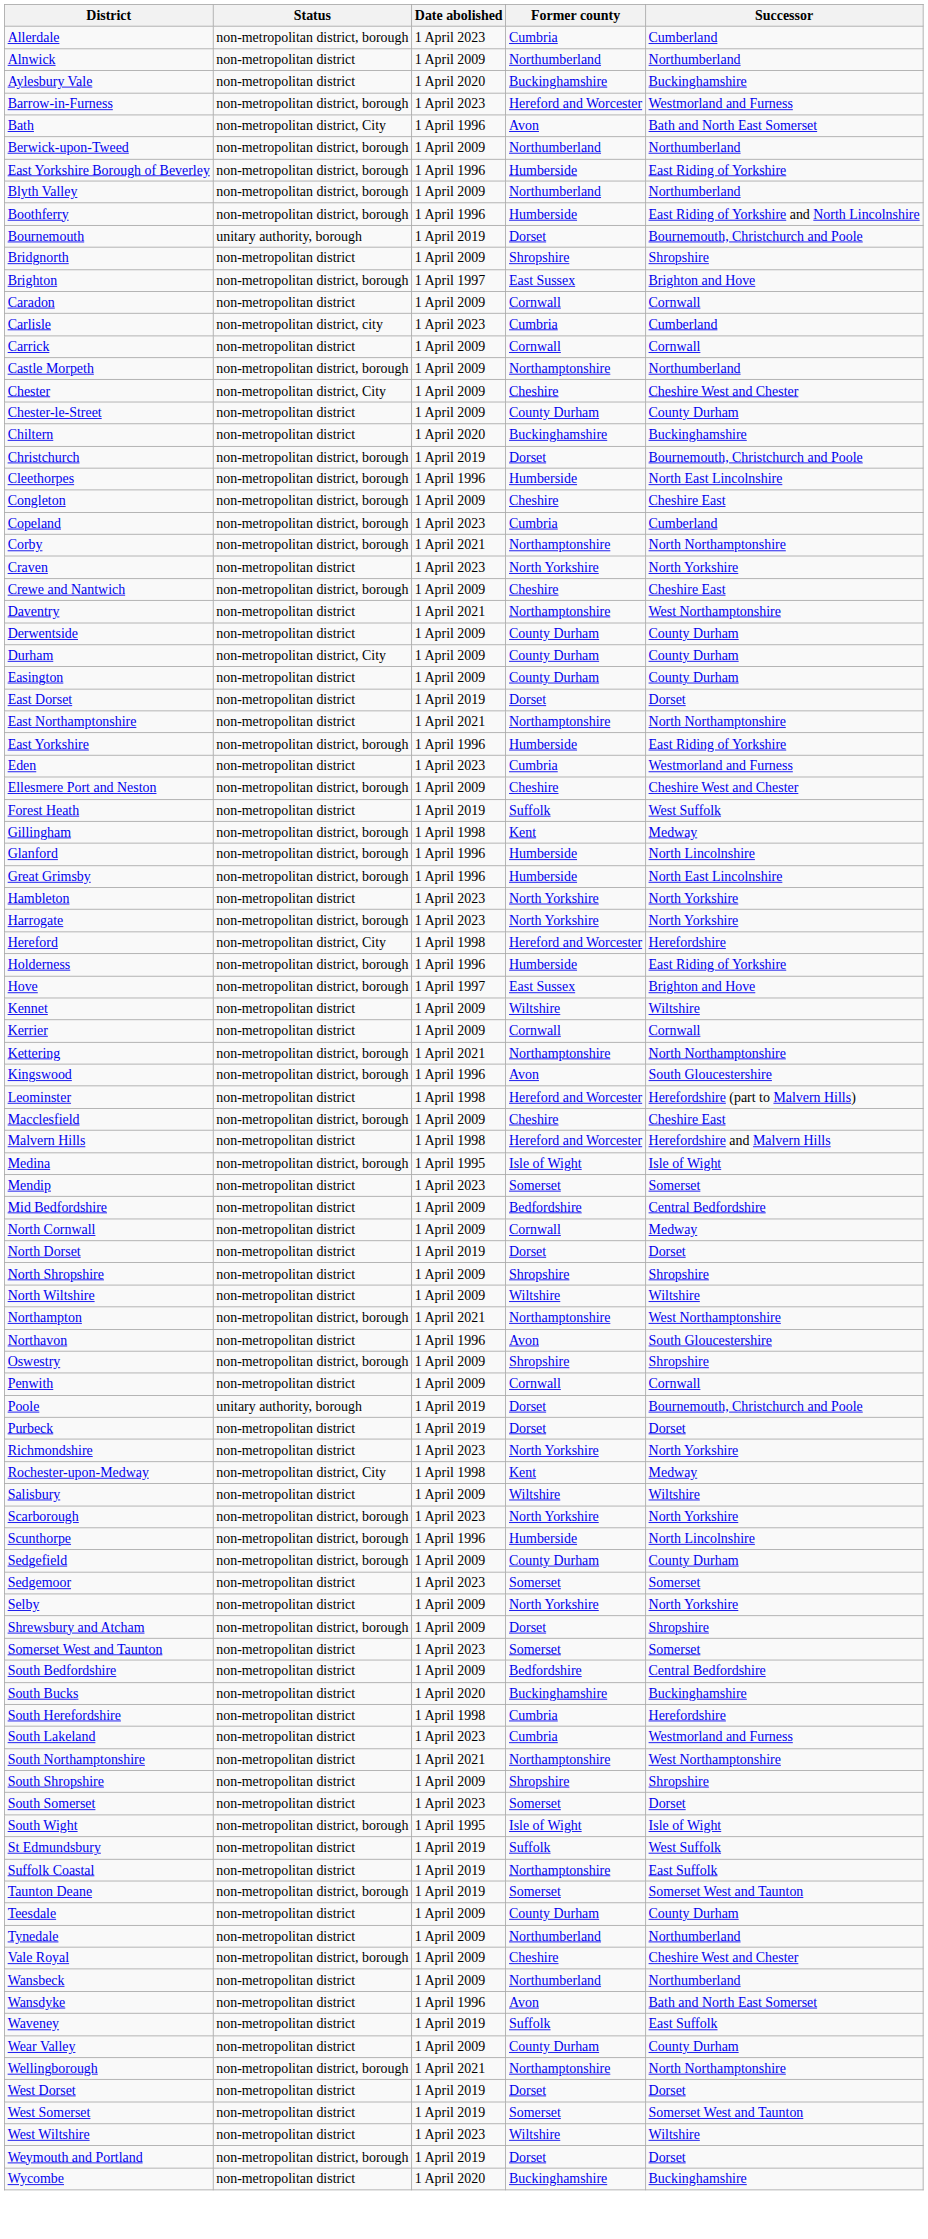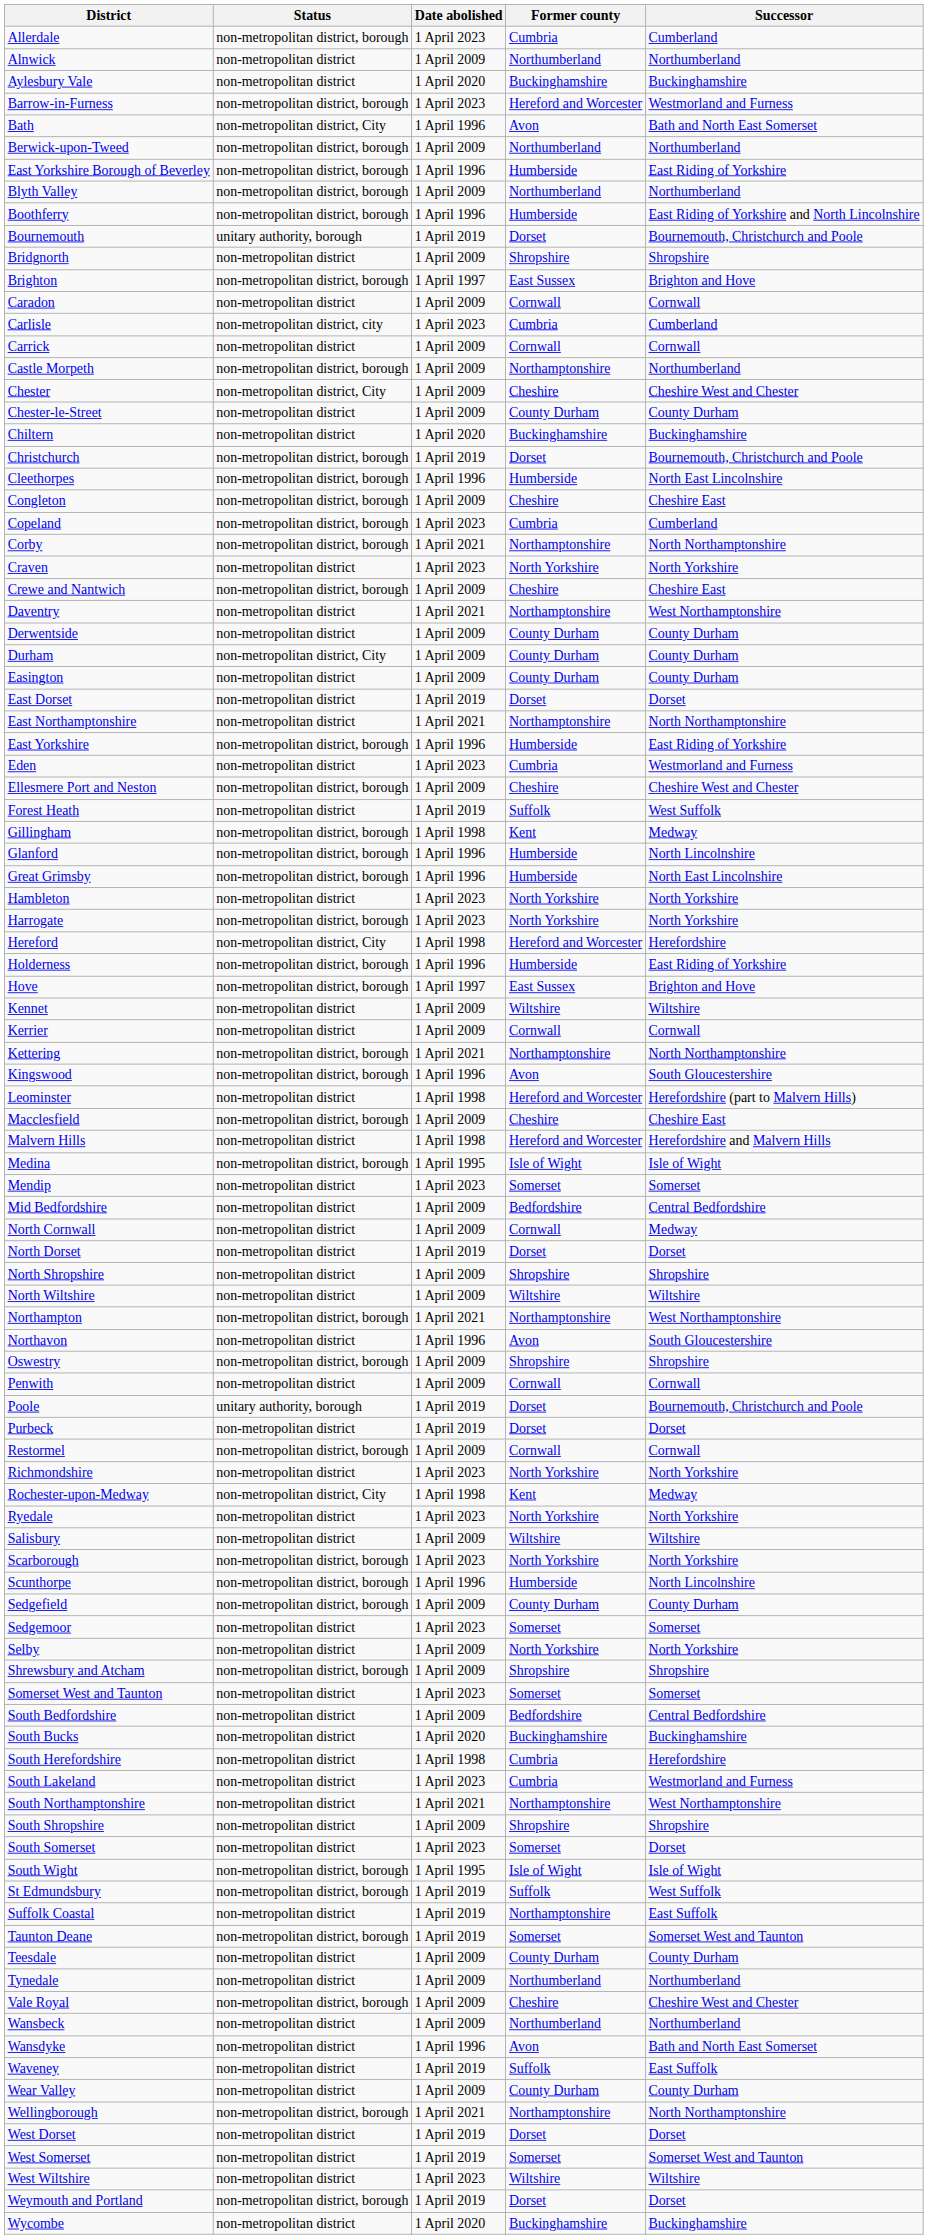+ row: (36, 1450)
+ row: (30, 1516)
(528, 1627) Dorset -> (539, 1671) Shropshire
(286, 1847) non-metropolitan district -> (312, 1892) non-metropolitan district, borough
